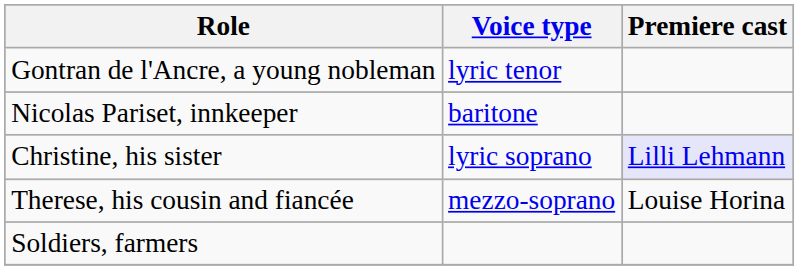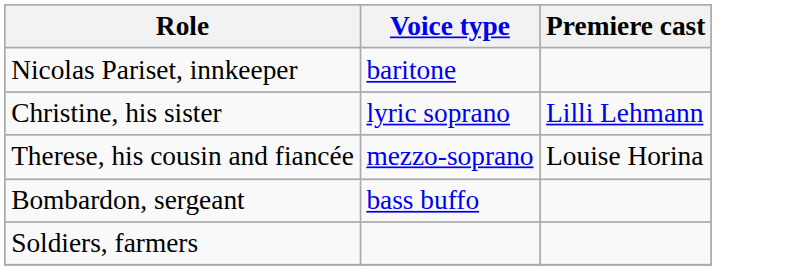- row: (223, 69)
(706, 156) lavender background -> (625, 112) no background
+ row: (128, 199)
